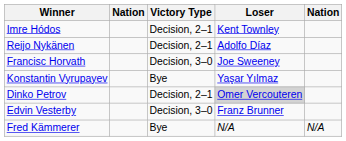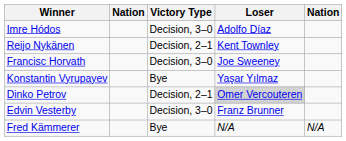(181, 29) Decision, 2–1 -> (181, 29) Decision, 3–0
(248, 29) Kent Townley -> (244, 29) Adolfo Díaz
(244, 45) Adolfo Díaz -> (248, 45) Kent Townley
